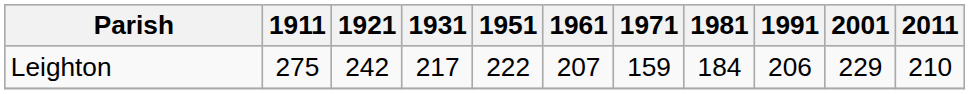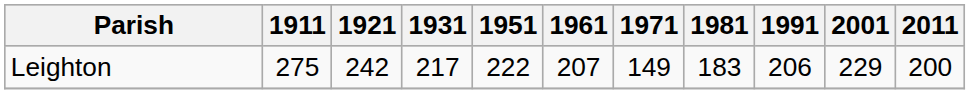(649, 66) 159 -> (649, 66) 149
(720, 66) 184 -> (720, 66) 183
(930, 66) 210 -> (930, 66) 200
